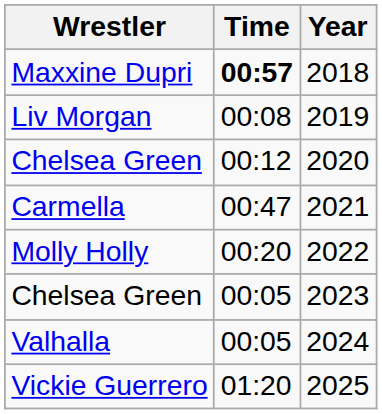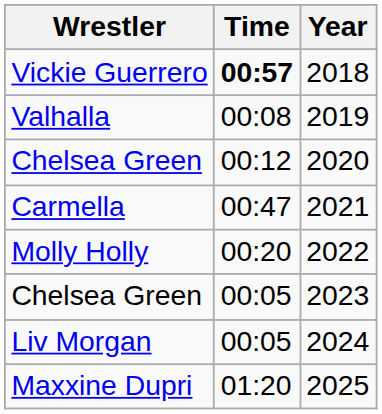(102, 71) Maxxine Dupri -> (110, 71) Vickie Guerrero
(81, 116) Liv Morgan -> (61, 116) Valhalla
(61, 341) Valhalla -> (81, 341) Liv Morgan
(110, 386) Vickie Guerrero -> (102, 386) Maxxine Dupri
